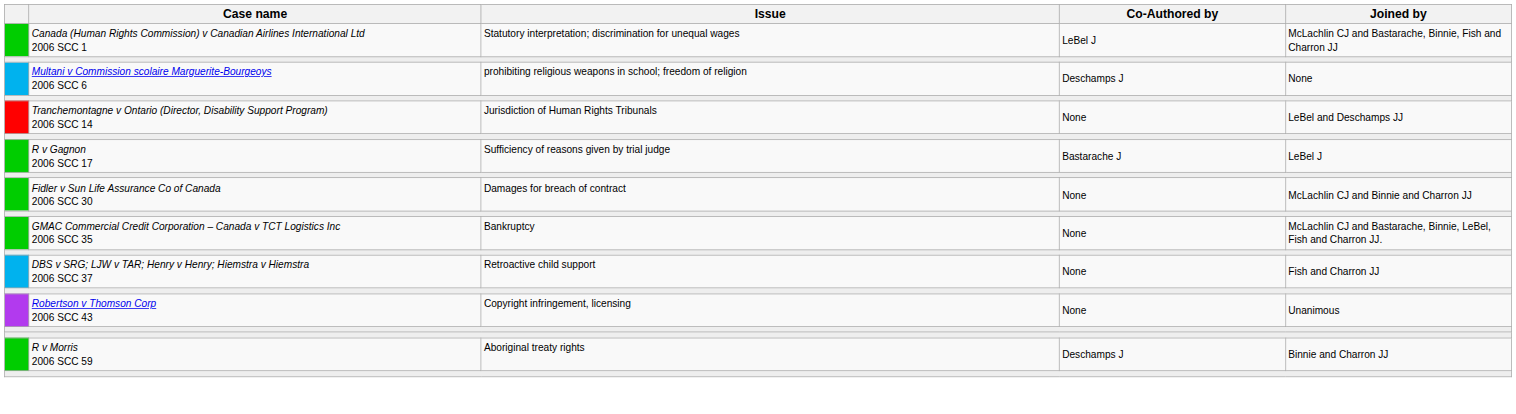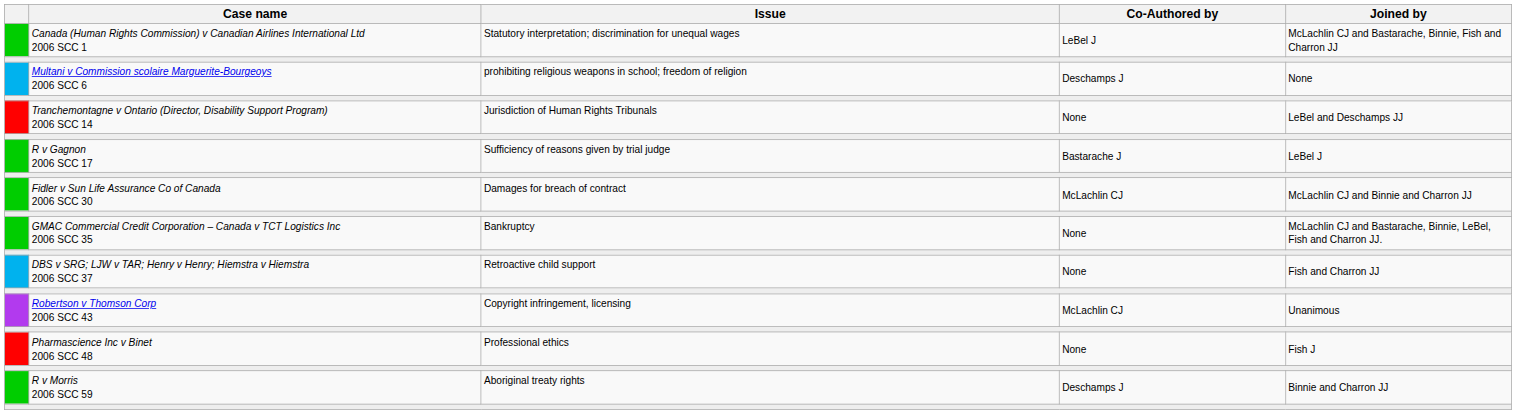(1074, 195) None -> (1093, 195) McLachlin CJ
(1074, 311) None -> (1093, 311) McLachlin CJ
+ row: (92, 349)
